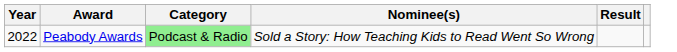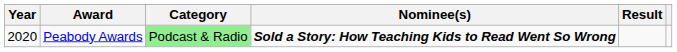(22, 36) 2022 -> (22, 36) 2020
(424, 36) normal -> (435, 36) bold
